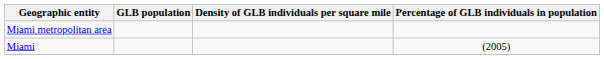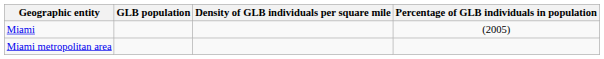rows swapped: (21, 46) <-> (59, 29)
